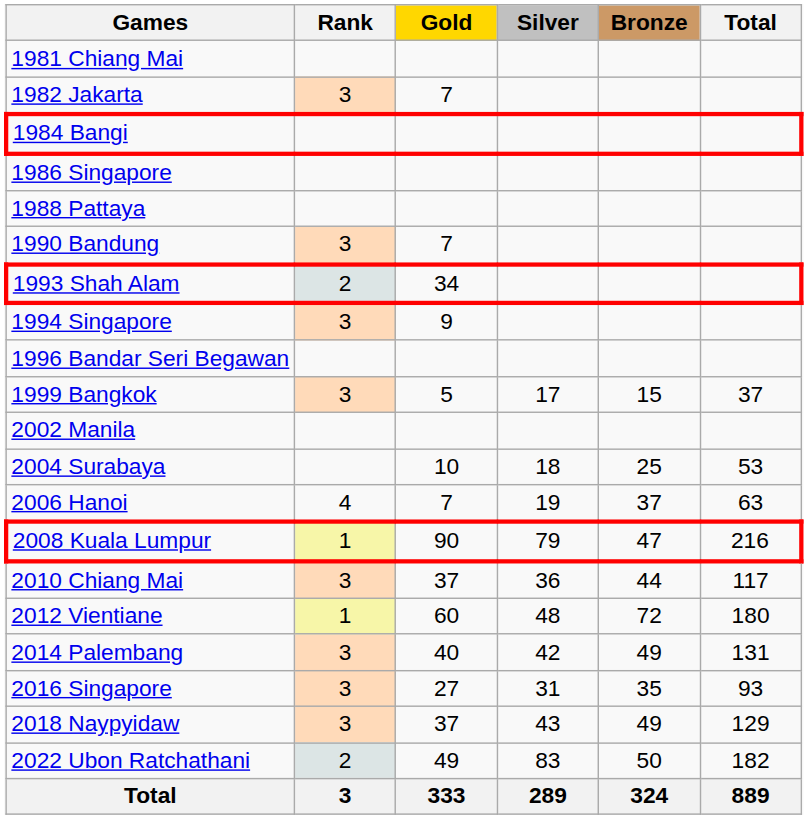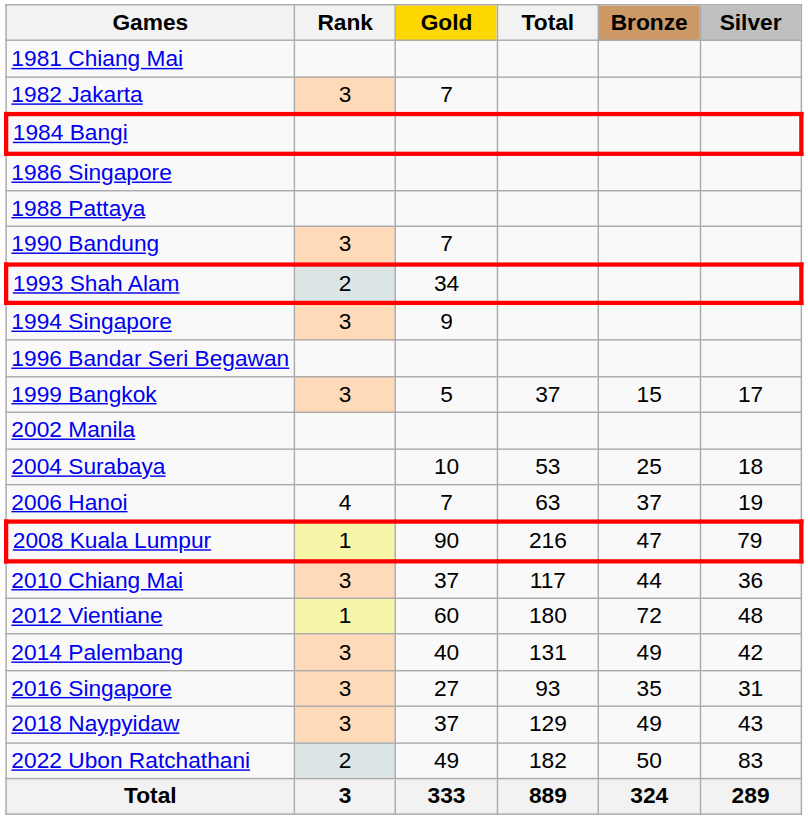columns swapped: (548, 22) <-> (751, 22)
